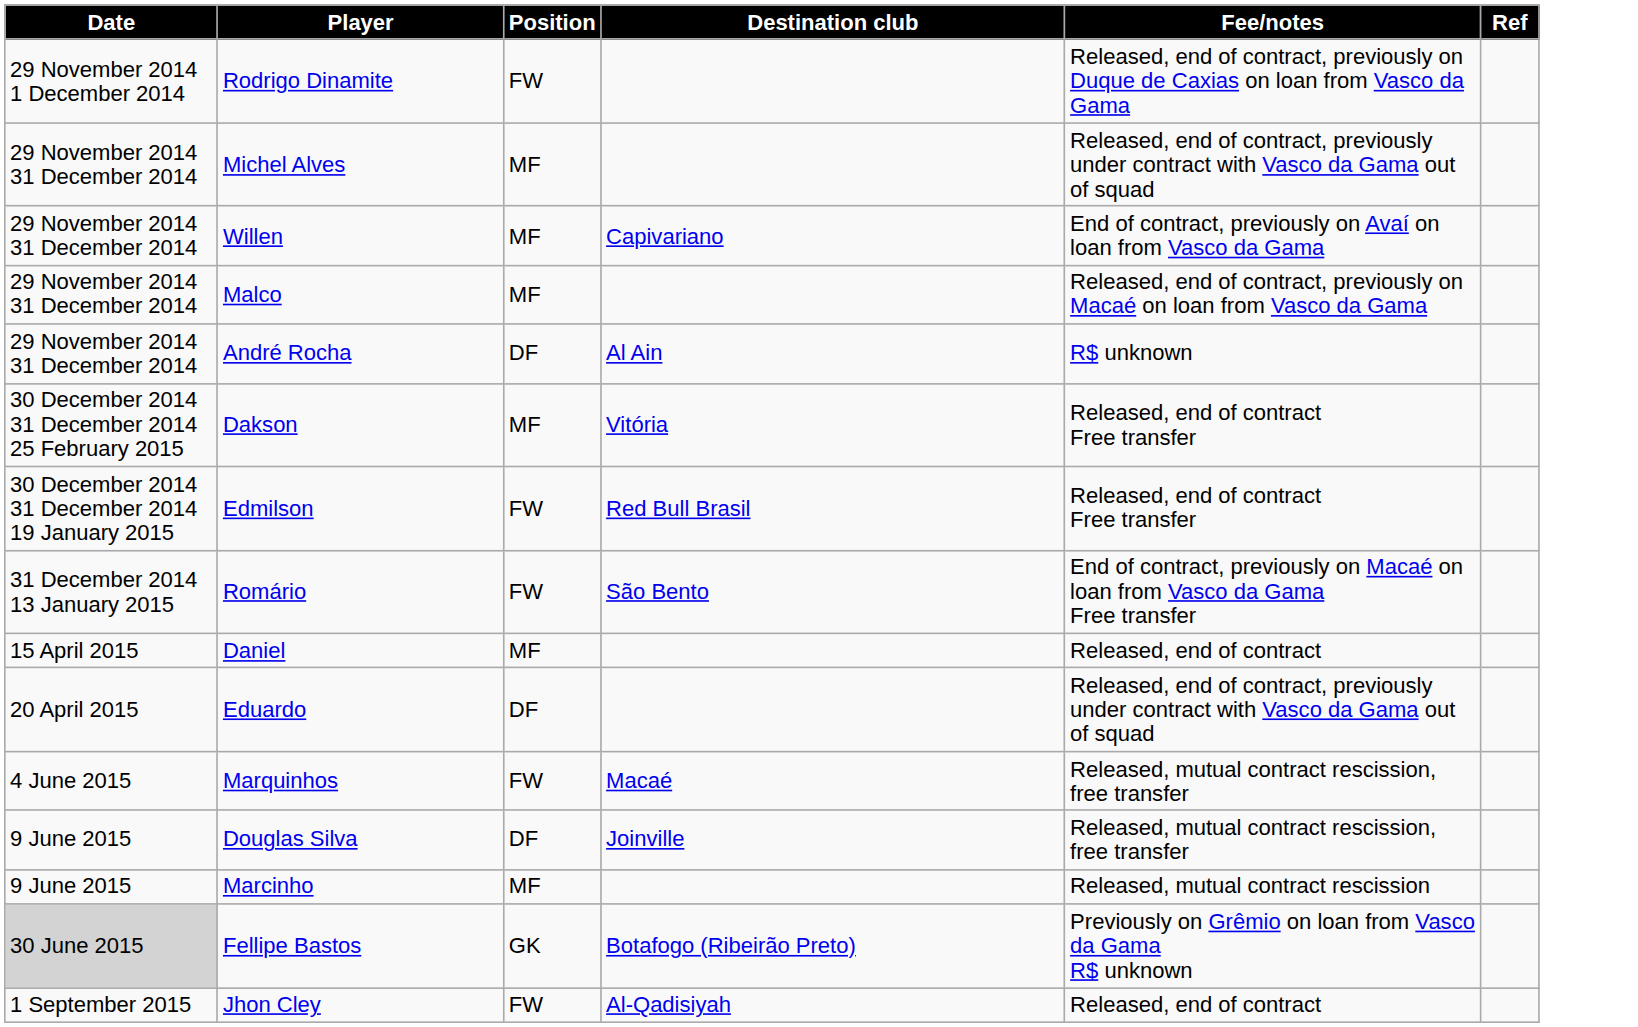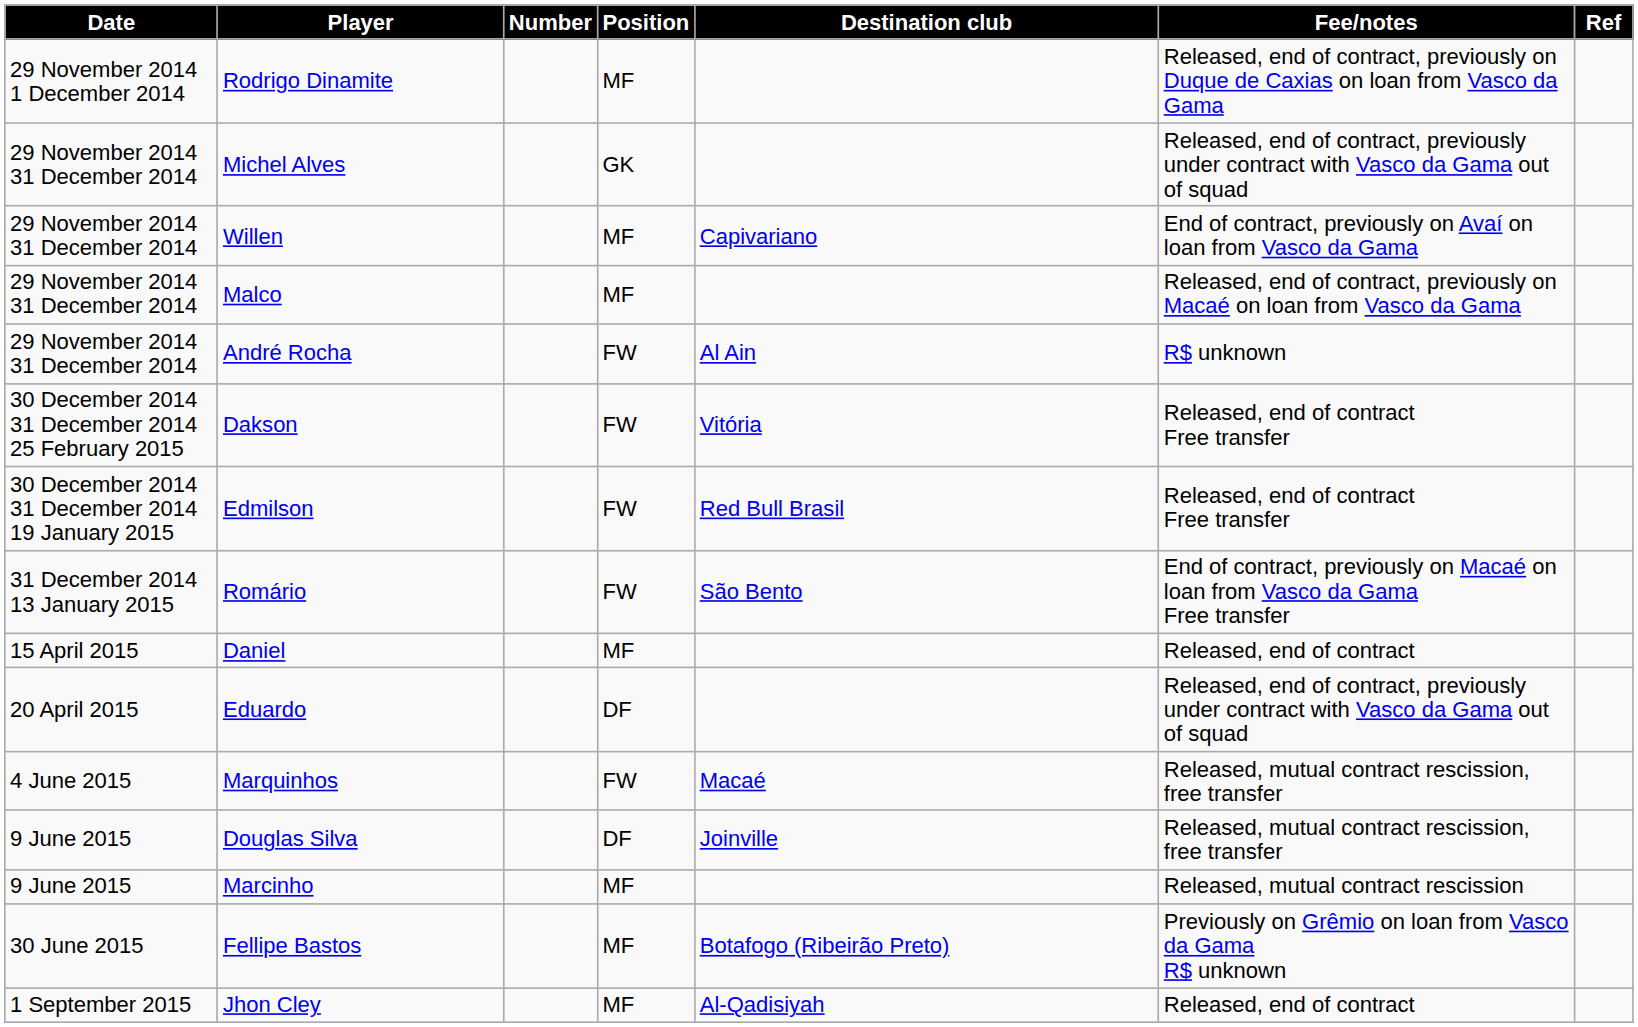+ column: (550, 22)
(526, 81) FW -> (618, 81) MF
(525, 164) MF -> (618, 164) GK
(523, 353) DF -> (620, 353) FW
(525, 425) MF -> (620, 425) FW
(77, 945) lightgrey background -> (77, 945) no background
(525, 945) GK -> (618, 945) MF
(526, 1004) FW -> (618, 1004) MF
